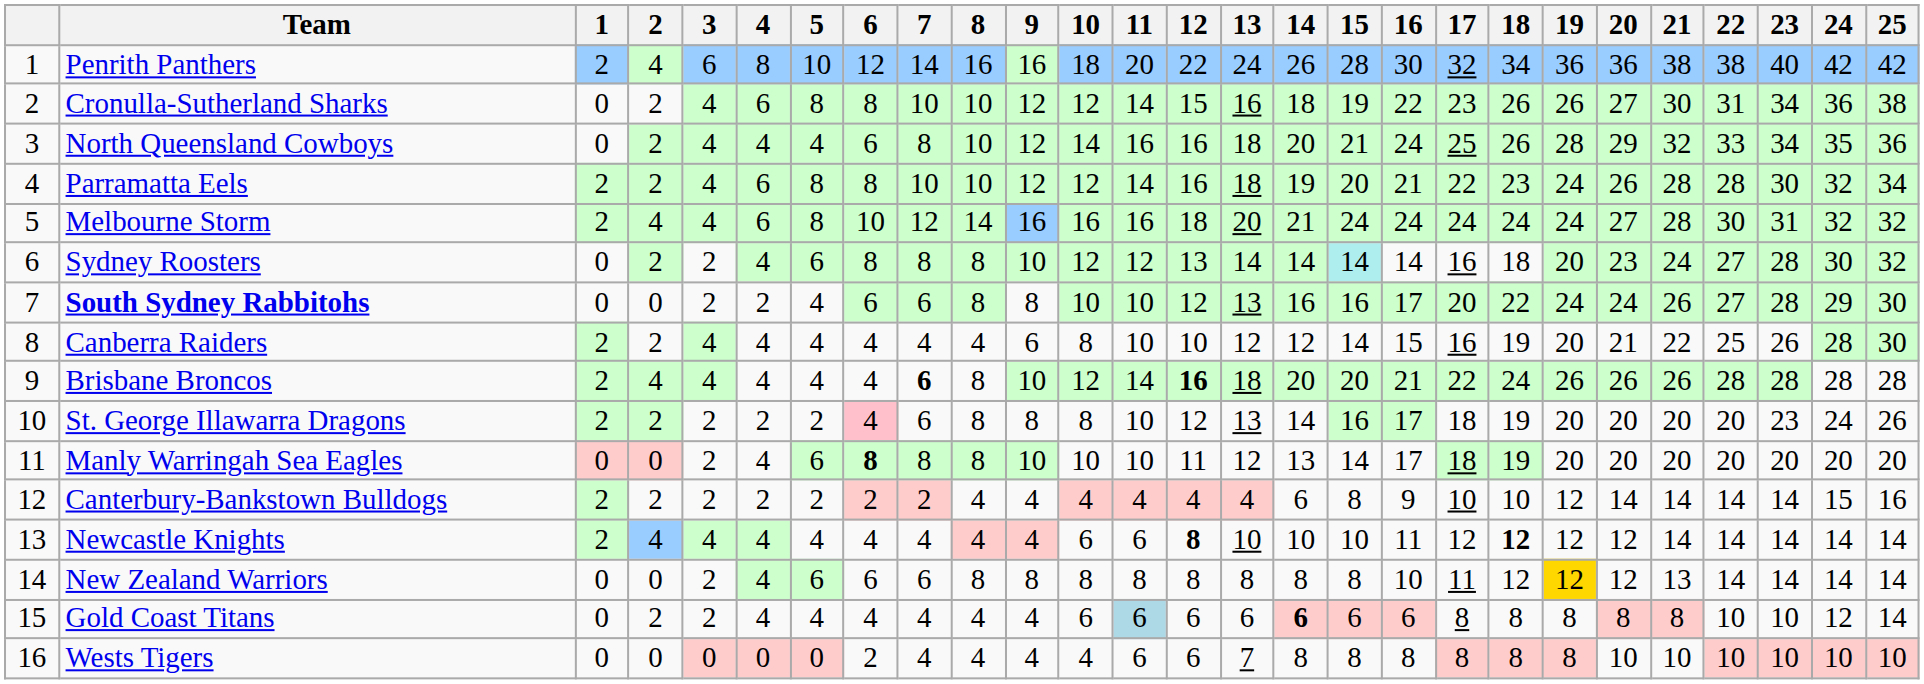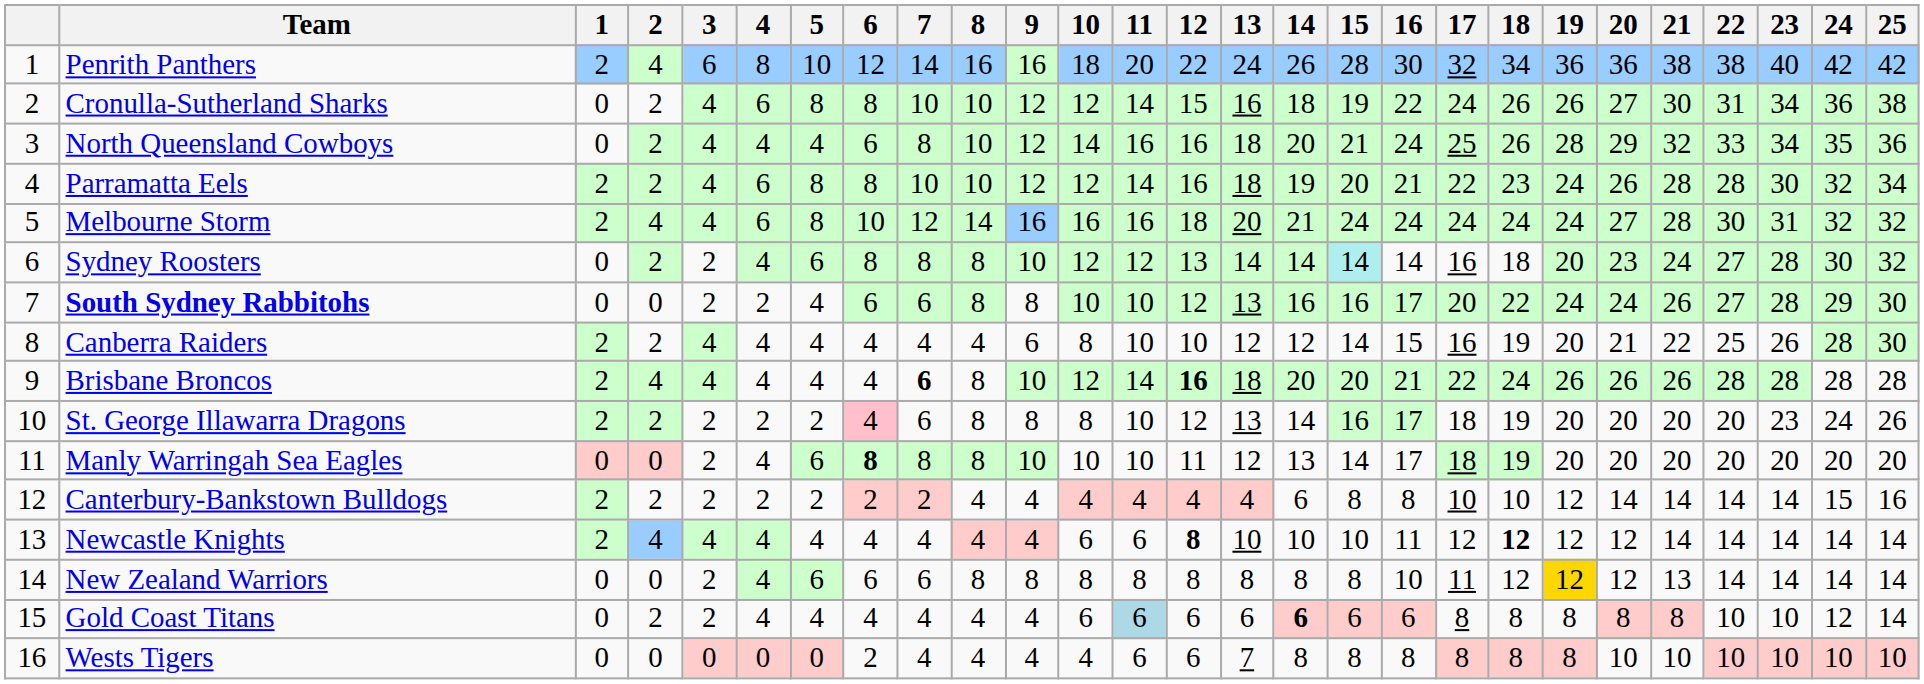(1462, 103) 23 -> (1462, 103) 24
(1408, 499) 9 -> (1408, 499) 8
